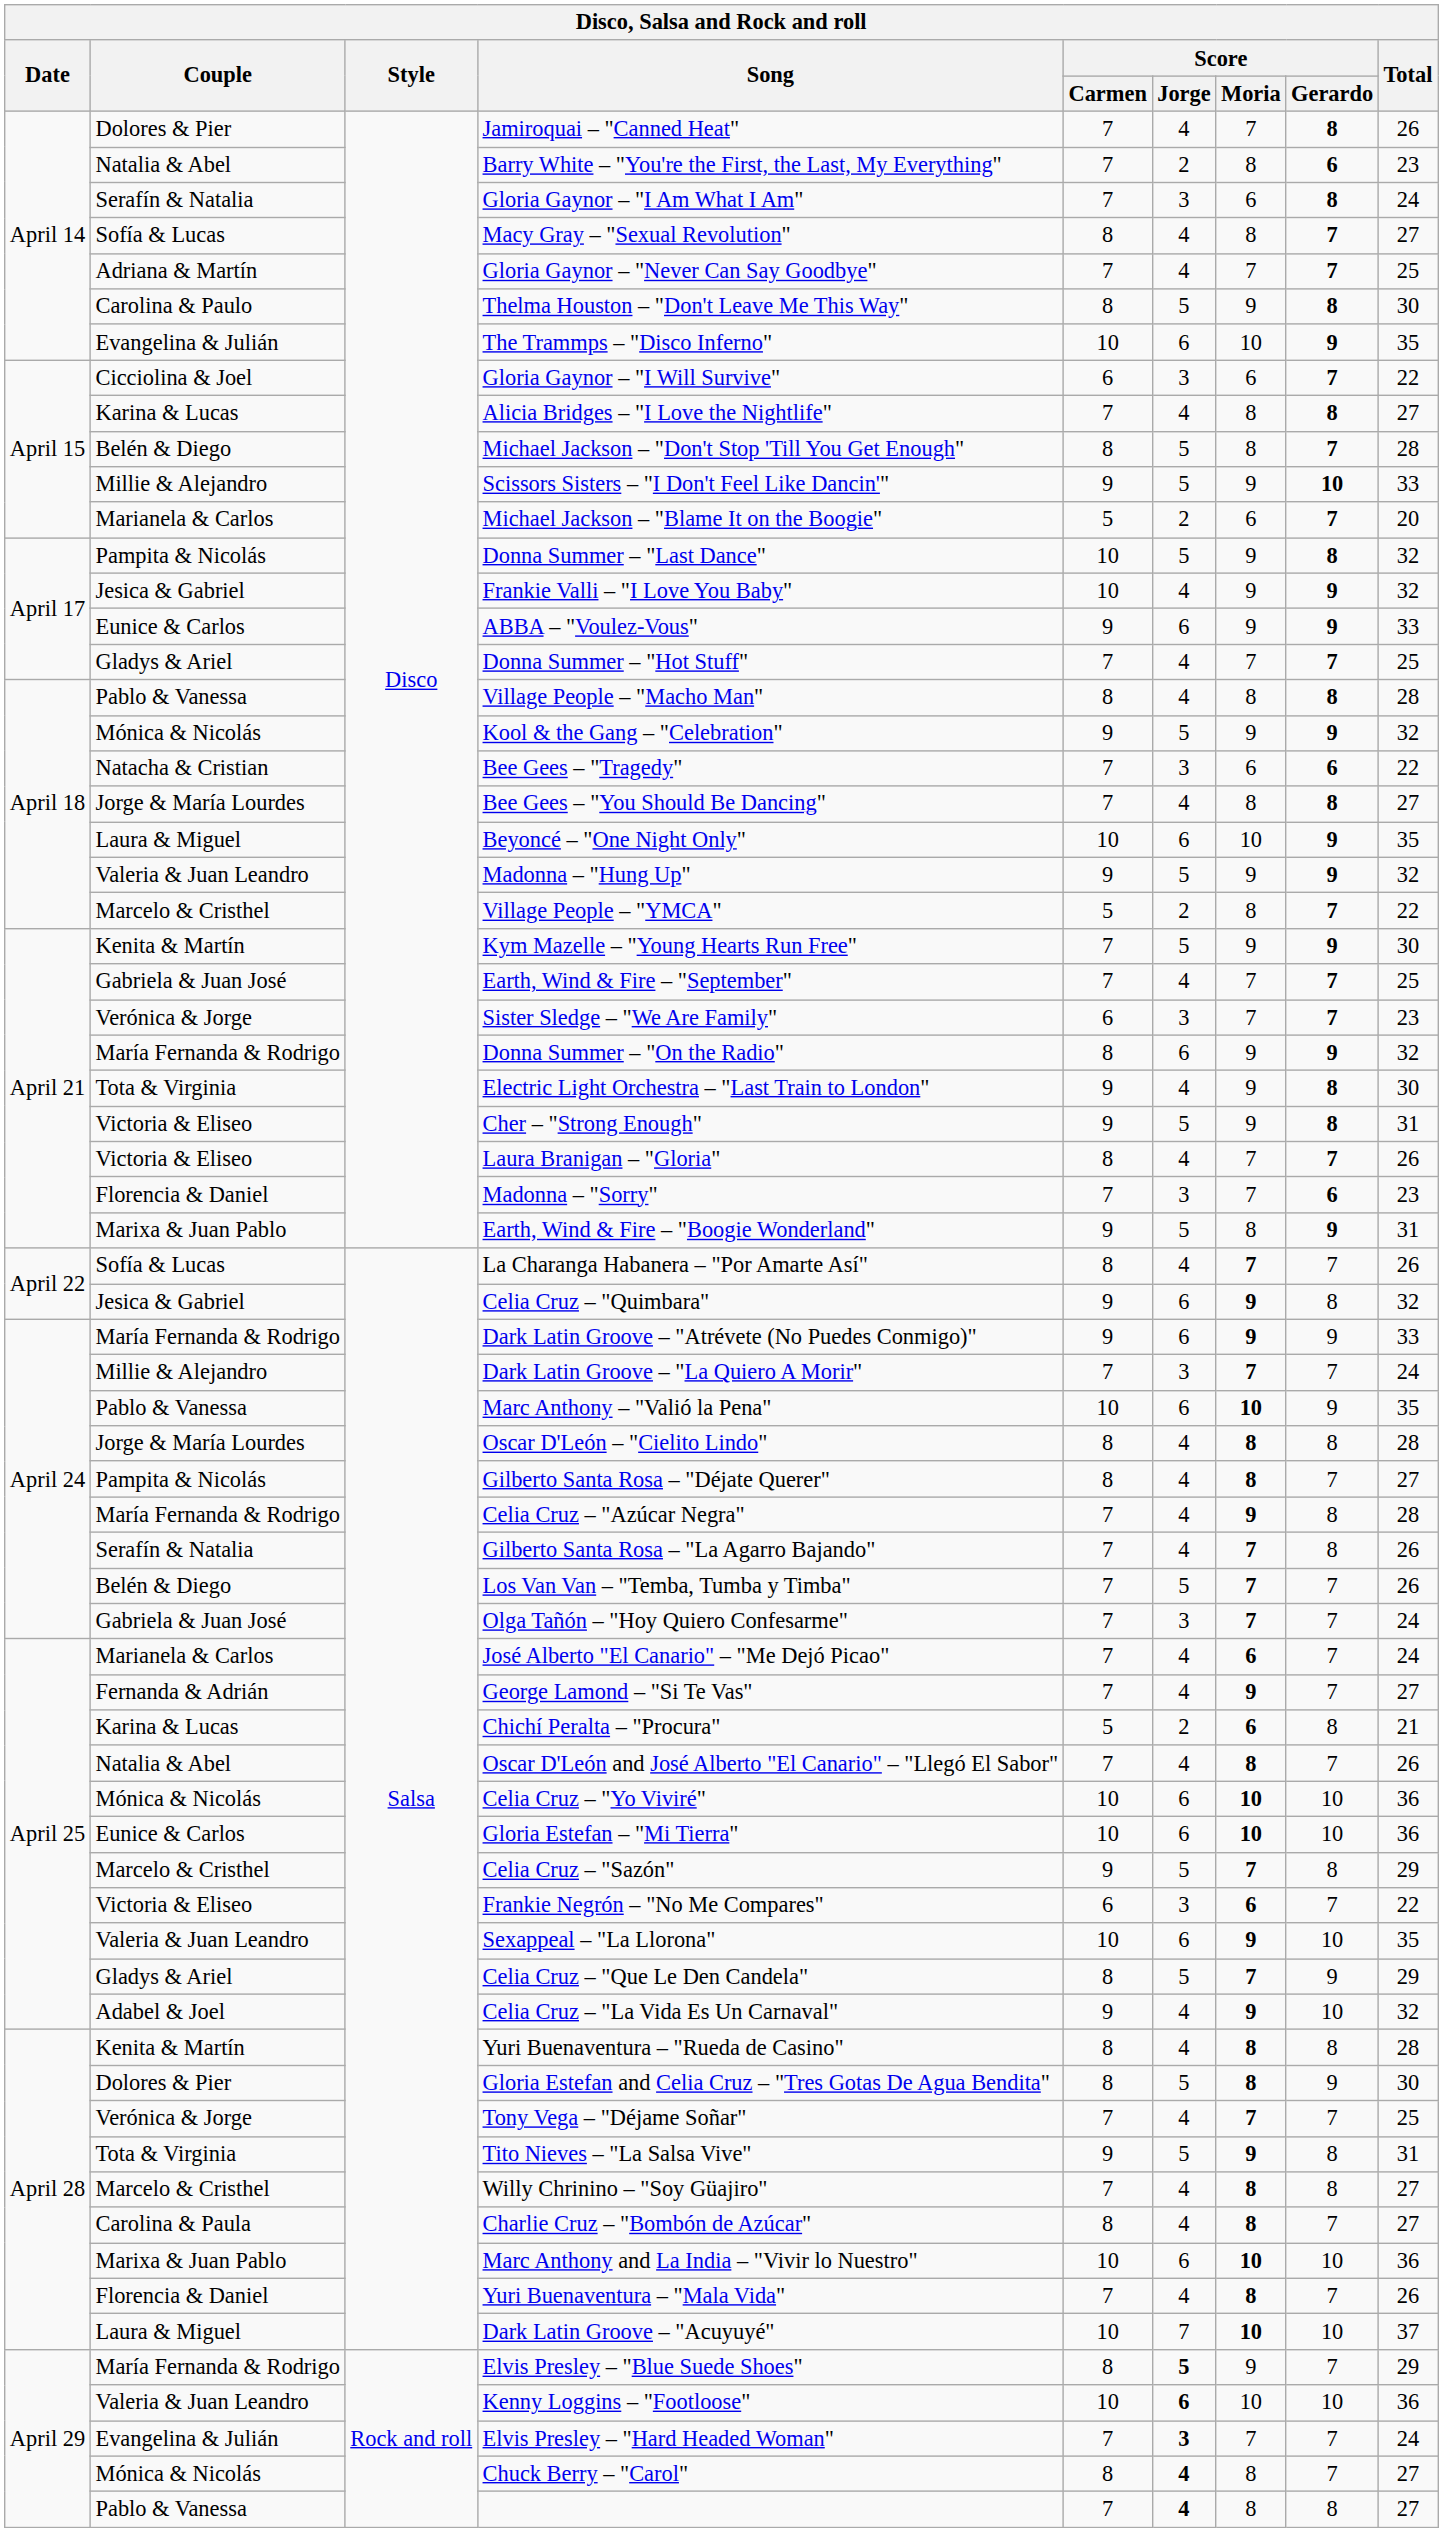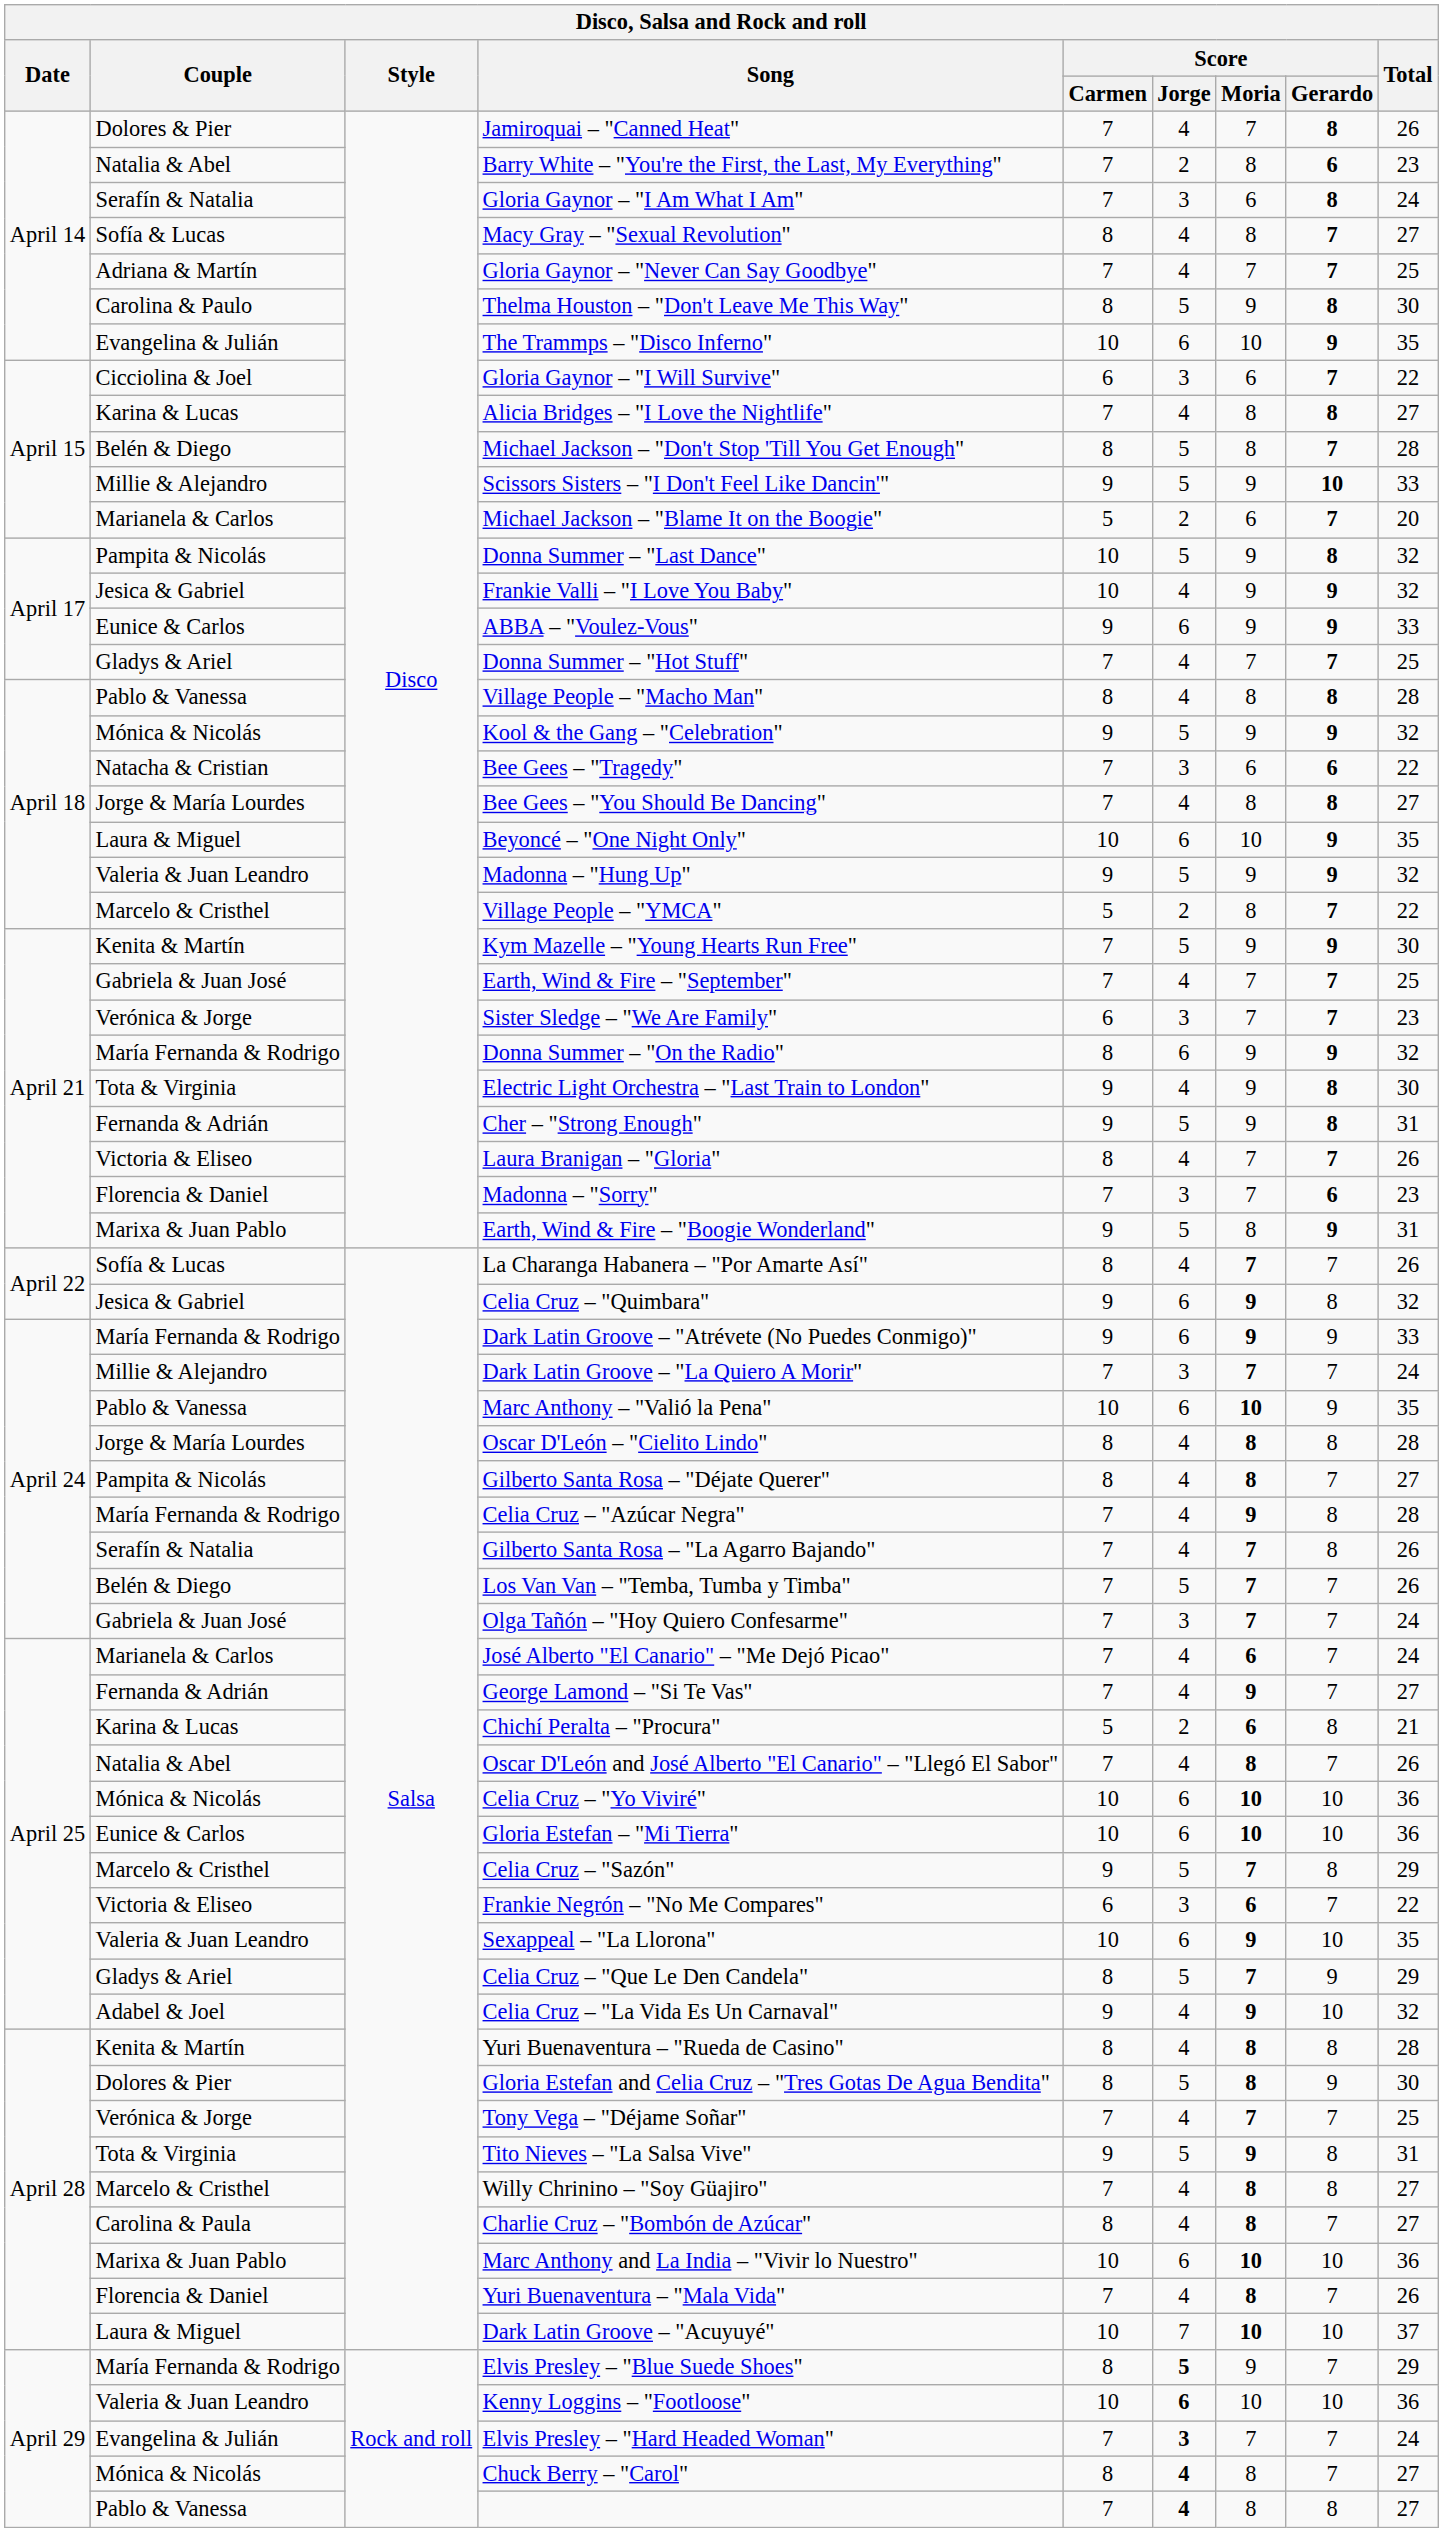(174, 1123) Victoria & Eliseo -> (182, 1123) Fernanda & Adrián
